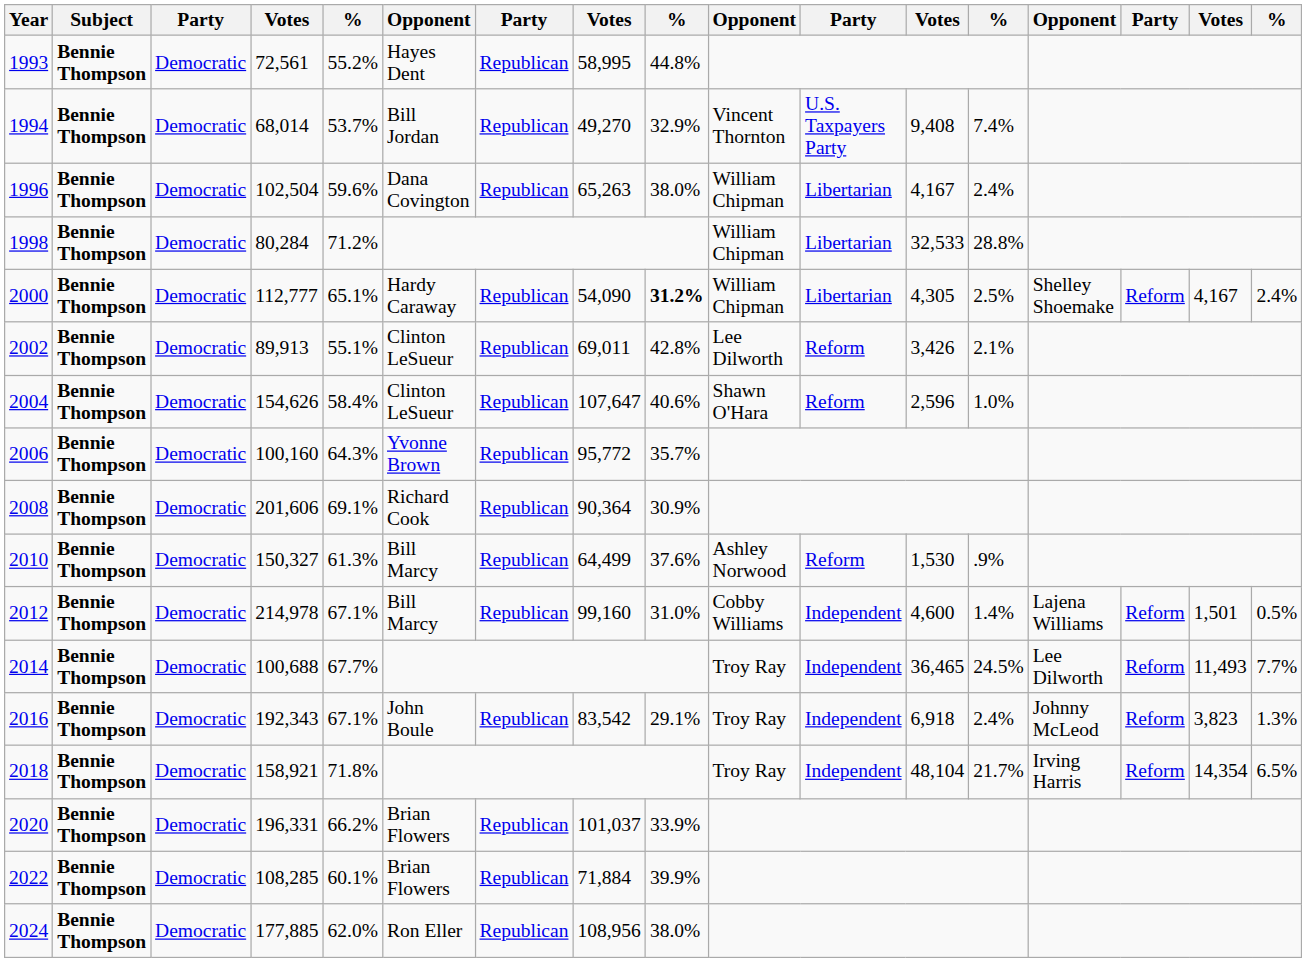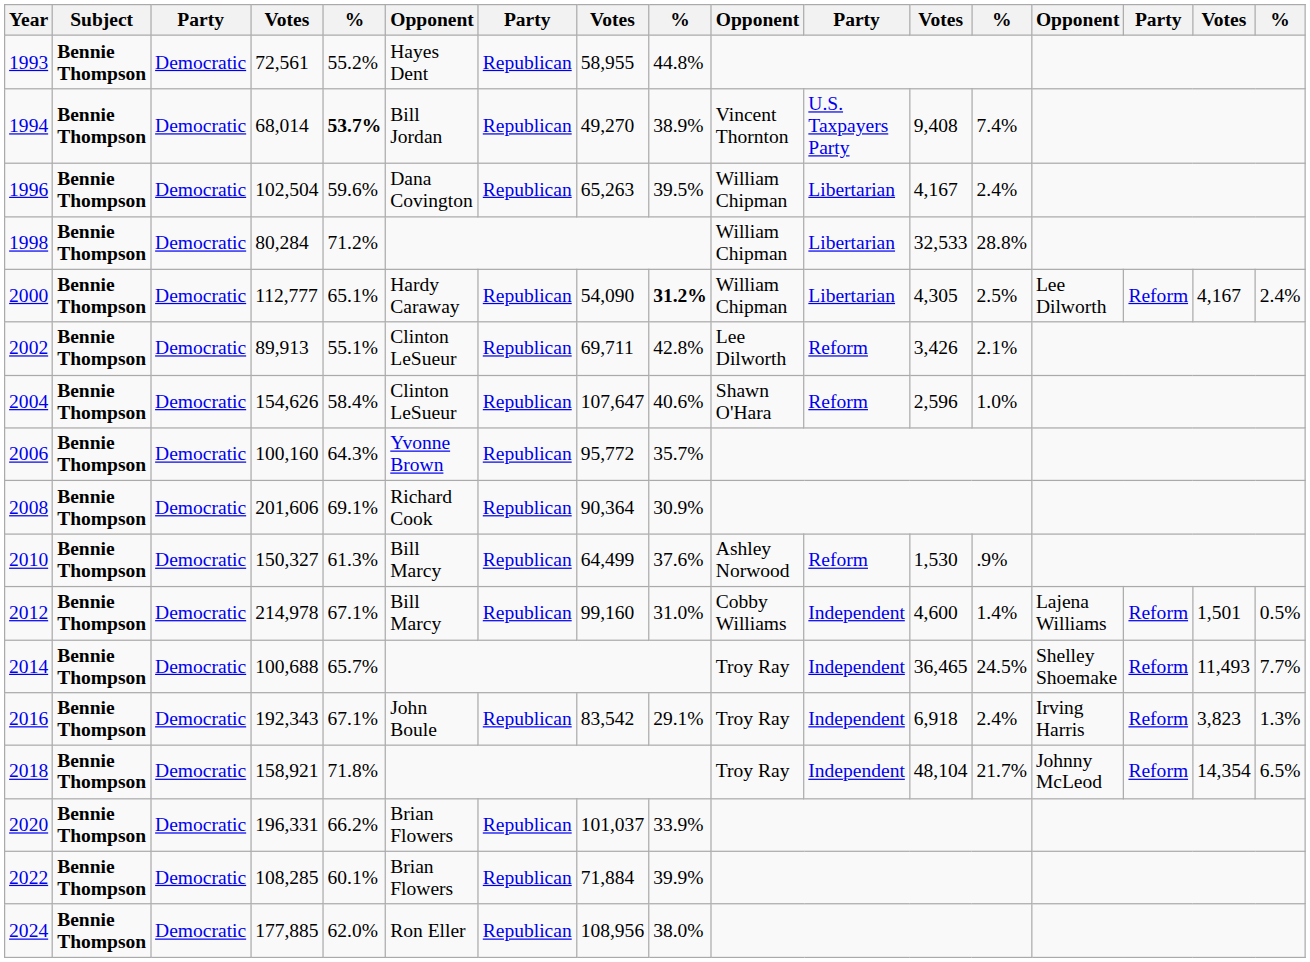(604, 61) 58,995 -> (608, 61) 58,955
(353, 125) normal -> (354, 125) bold
(675, 125) 32.9% -> (678, 125) 38.9%
(675, 189) 38.0% -> (678, 189) 39.5%
(1073, 295) Shelley Shoemake -> (1071, 295) Lee Dilworth
(604, 348) 69,011 -> (607, 348) 69,711
(353, 665) 67.7% -> (353, 665) 65.7%
(1068, 665) Lee Dilworth -> (1077, 665) Shelley Shoemake
(1066, 718) Johnny McLeod -> (1060, 718) Irving Harris
(1057, 771) Irving Harris -> (1069, 771) Johnny McLeod
